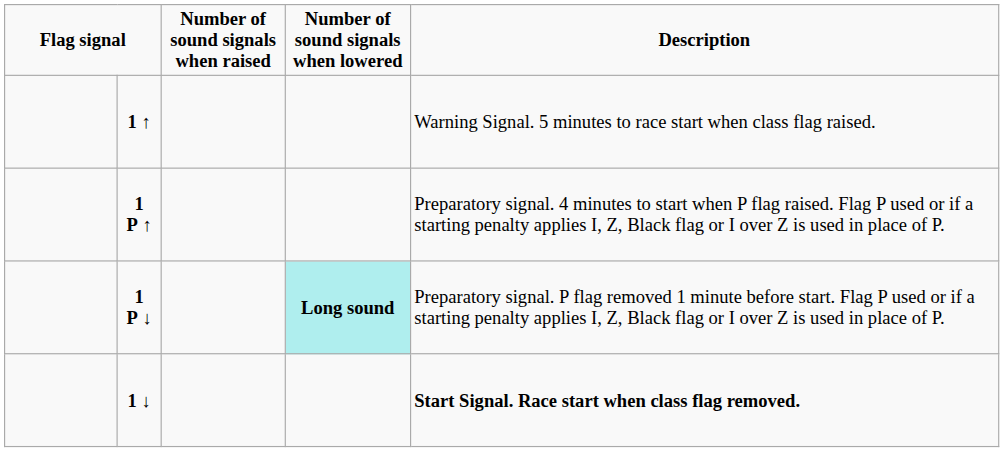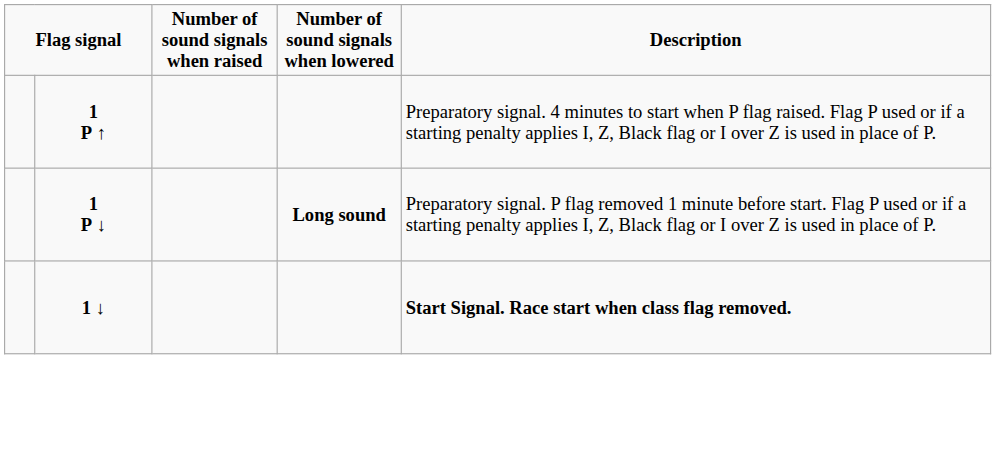- row: (139, 122)
(348, 307) paleturquoise background -> (339, 214) no background
